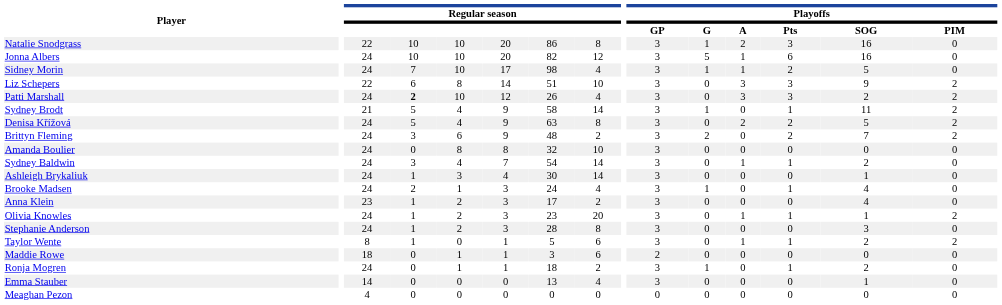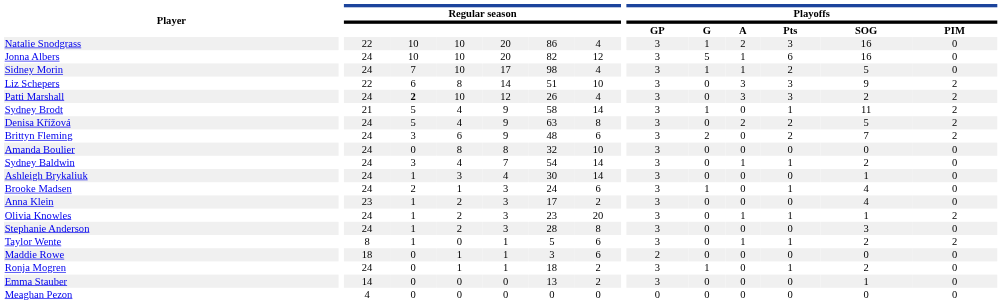(598, 43) 8 -> (598, 43) 4
(598, 136) 2 -> (598, 136) 6
(598, 188) 4 -> (598, 188) 6
(598, 281) 4 -> (598, 281) 2
